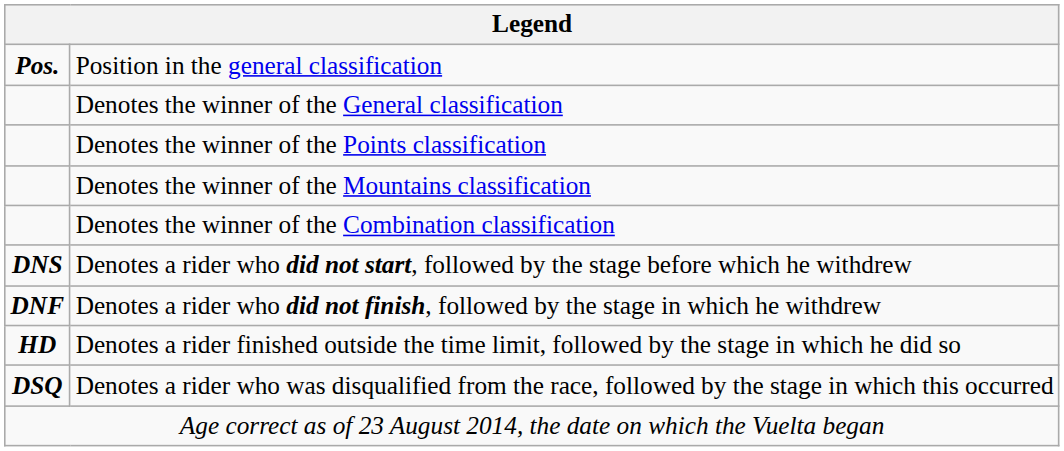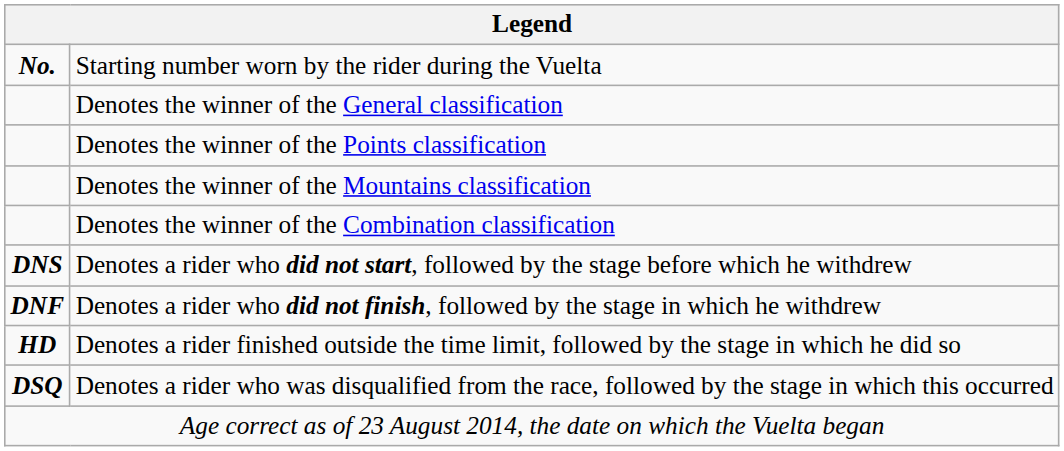+ row: (339, 64)
- row: (259, 64)
